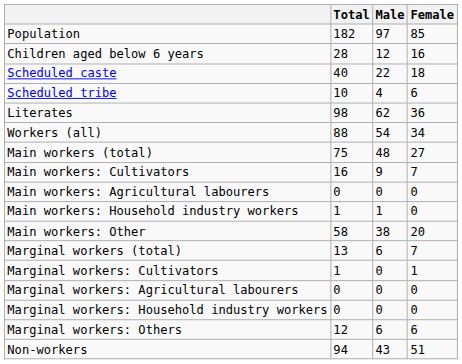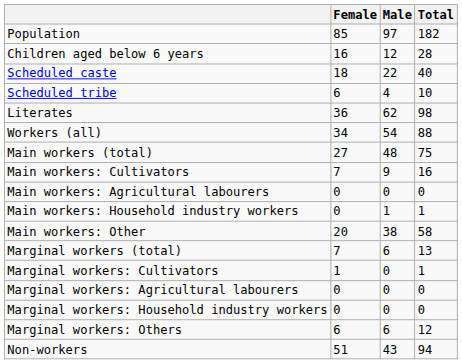columns swapped: (352, 14) <-> (432, 14)
